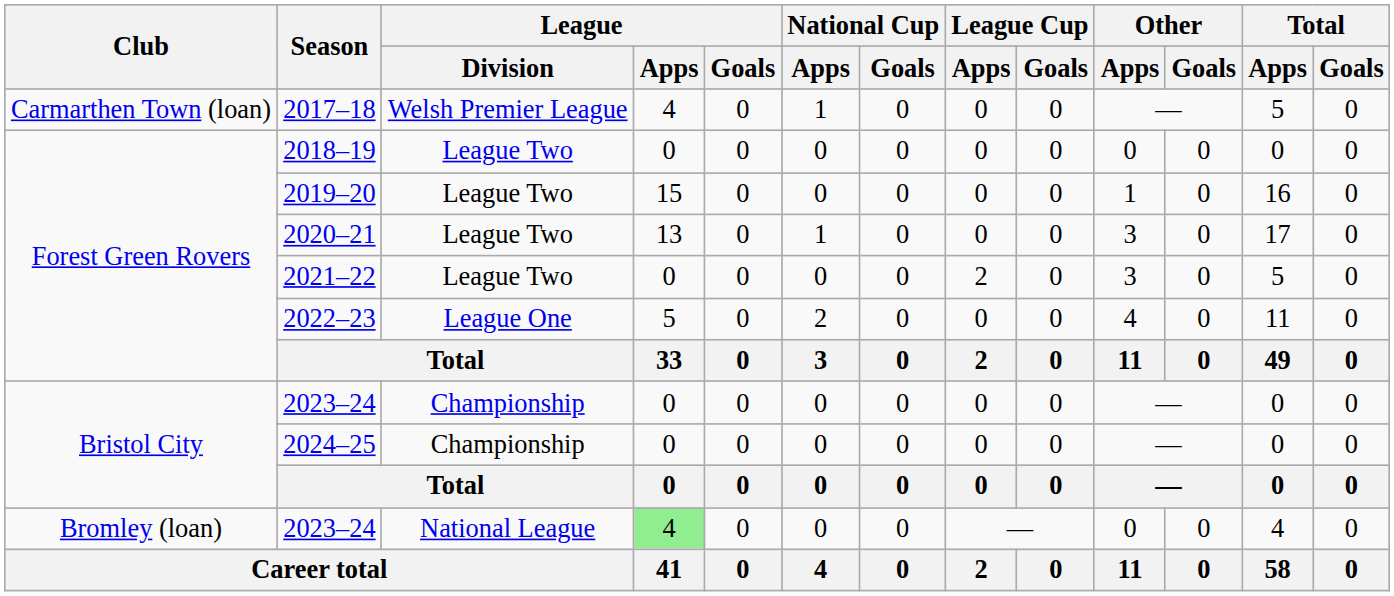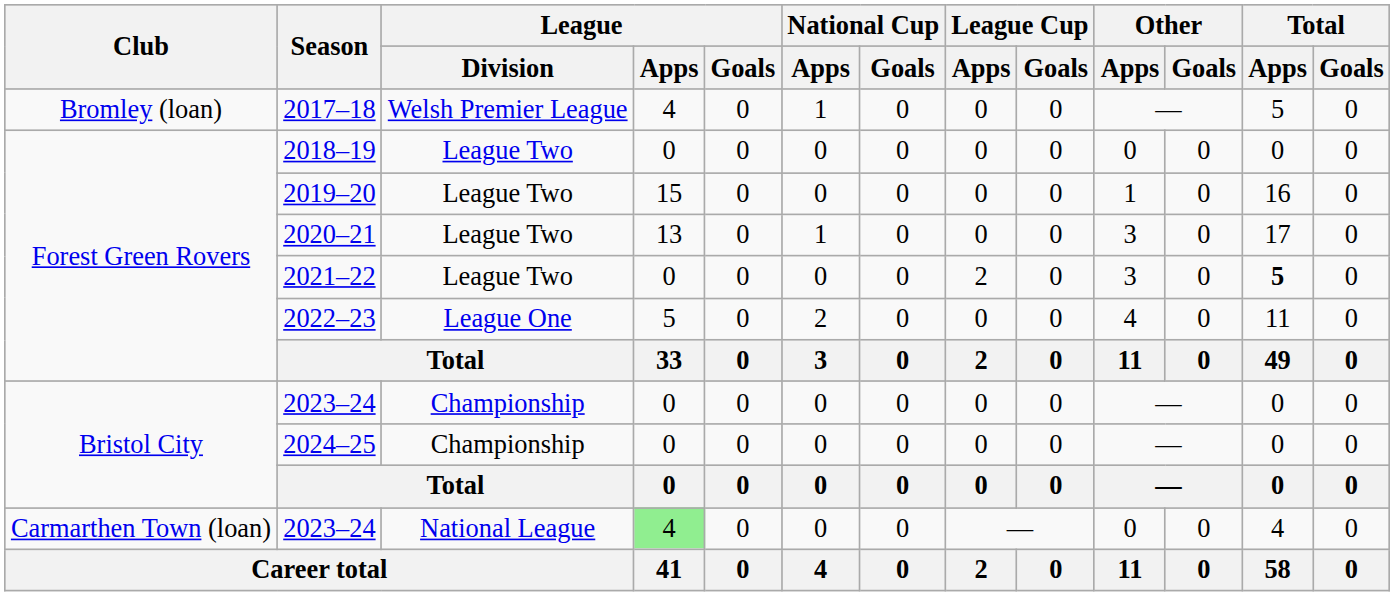(141, 109) Carmarthen Town (loan) -> (141, 109) Bromley (loan)
(1278, 276) normal -> (1278, 276) bold
(141, 527) Bromley (loan) -> (141, 527) Carmarthen Town (loan)
